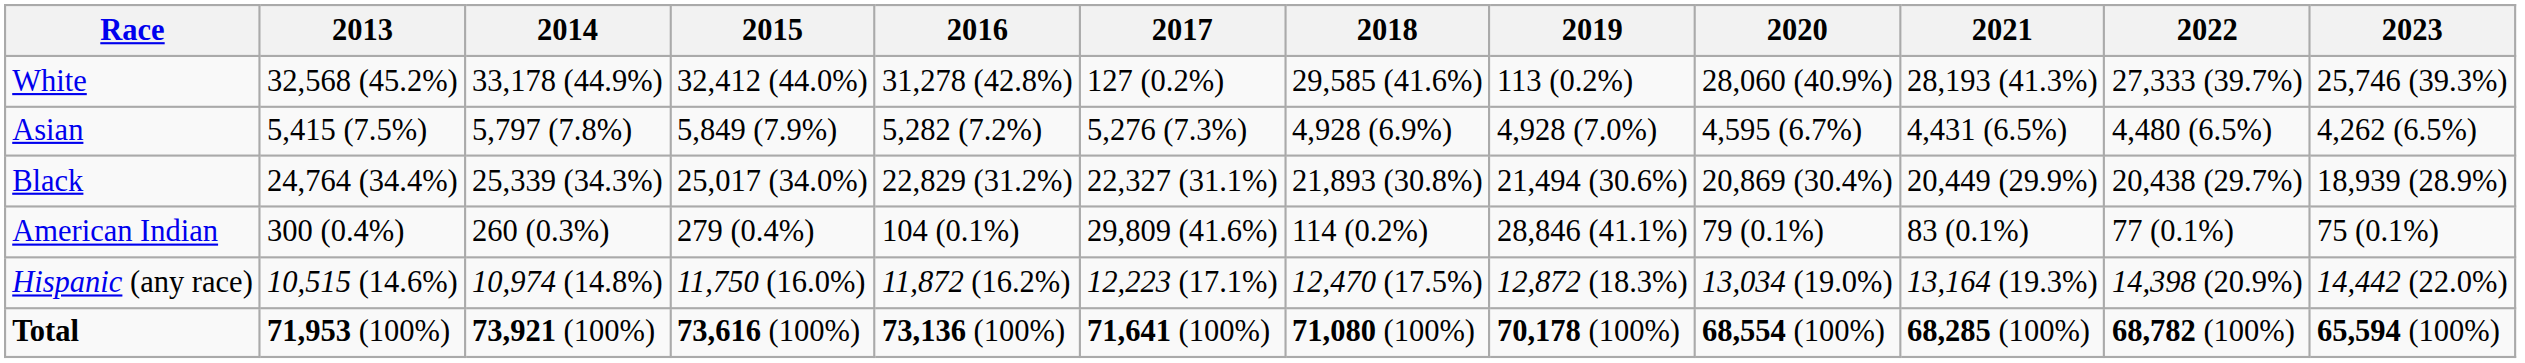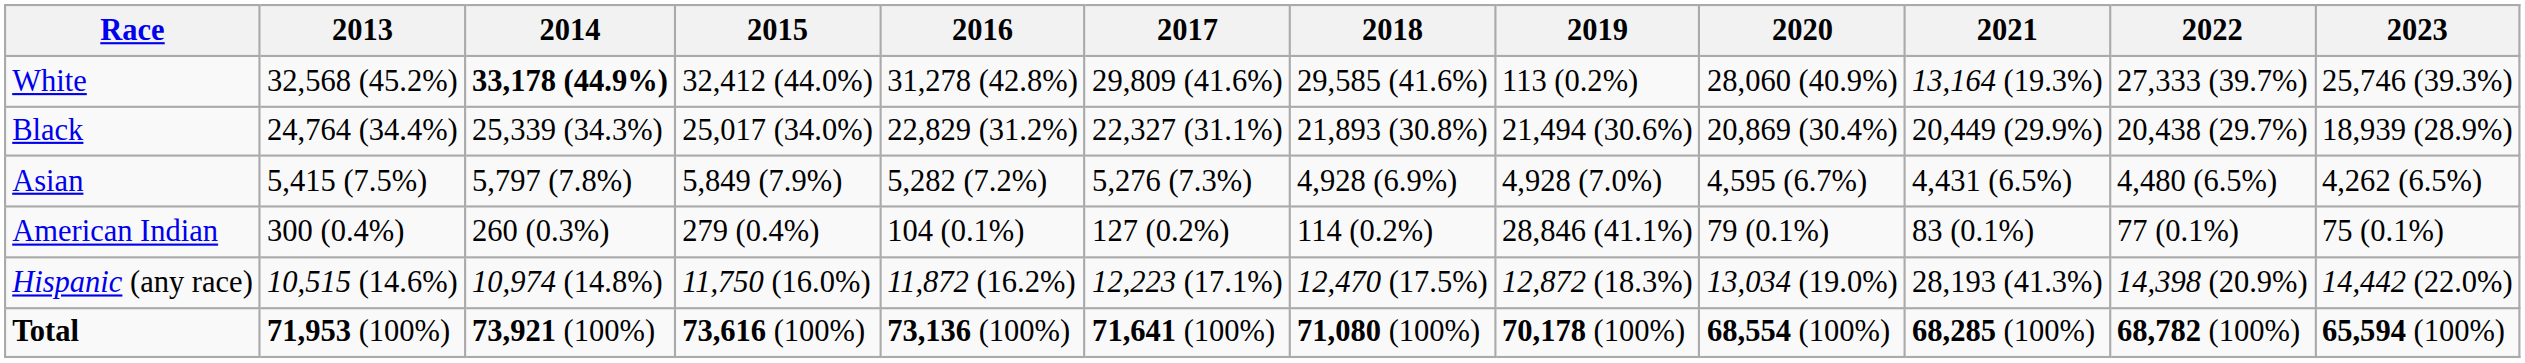(567, 80) normal -> (570, 80) bold
(1156, 80) 127 (0.2%) -> (1187, 80) 29,809 (41.6%)
(2002, 80) 28,193 (41.3%) -> (2007, 80) 13,164 (19.3%)
rows swapped: (48, 181) <-> (48, 130)
(1182, 231) 29,809 (41.6%) -> (1161, 231) 127 (0.2%)
(2002, 281) 13,164 (19.3%) -> (2007, 281) 28,193 (41.3%)
